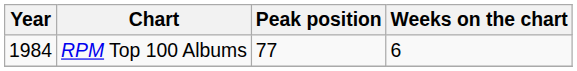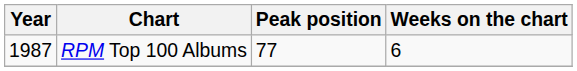(31, 50) 1984 -> (31, 50) 1987
